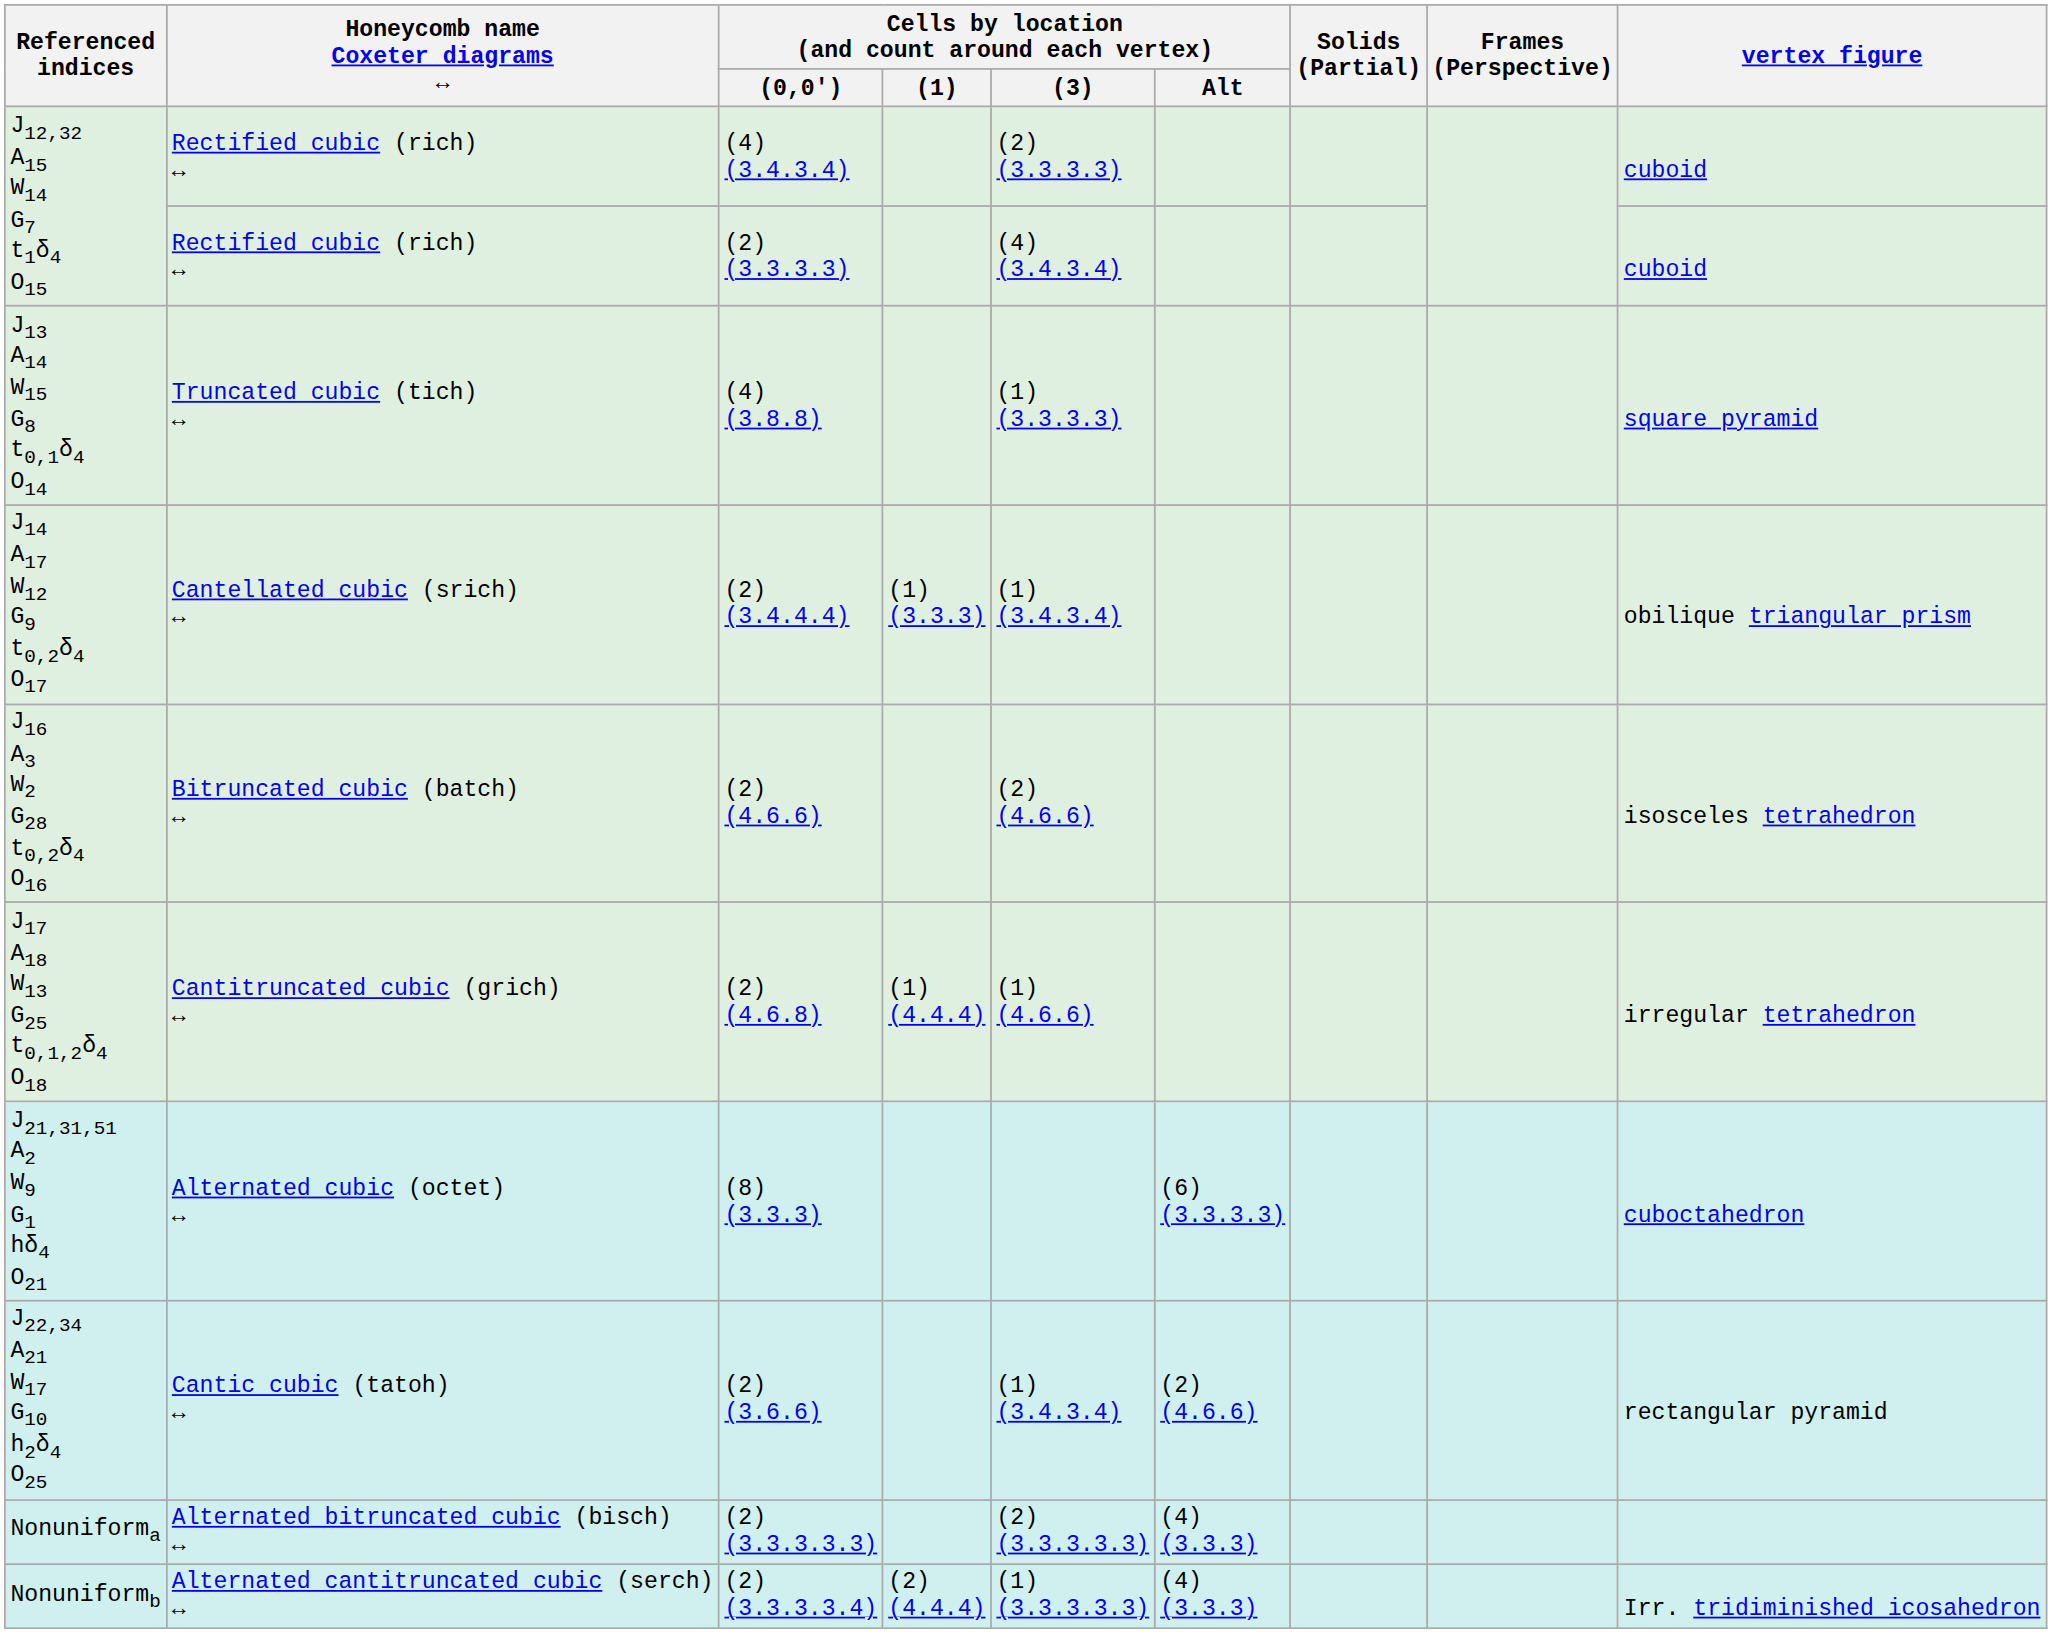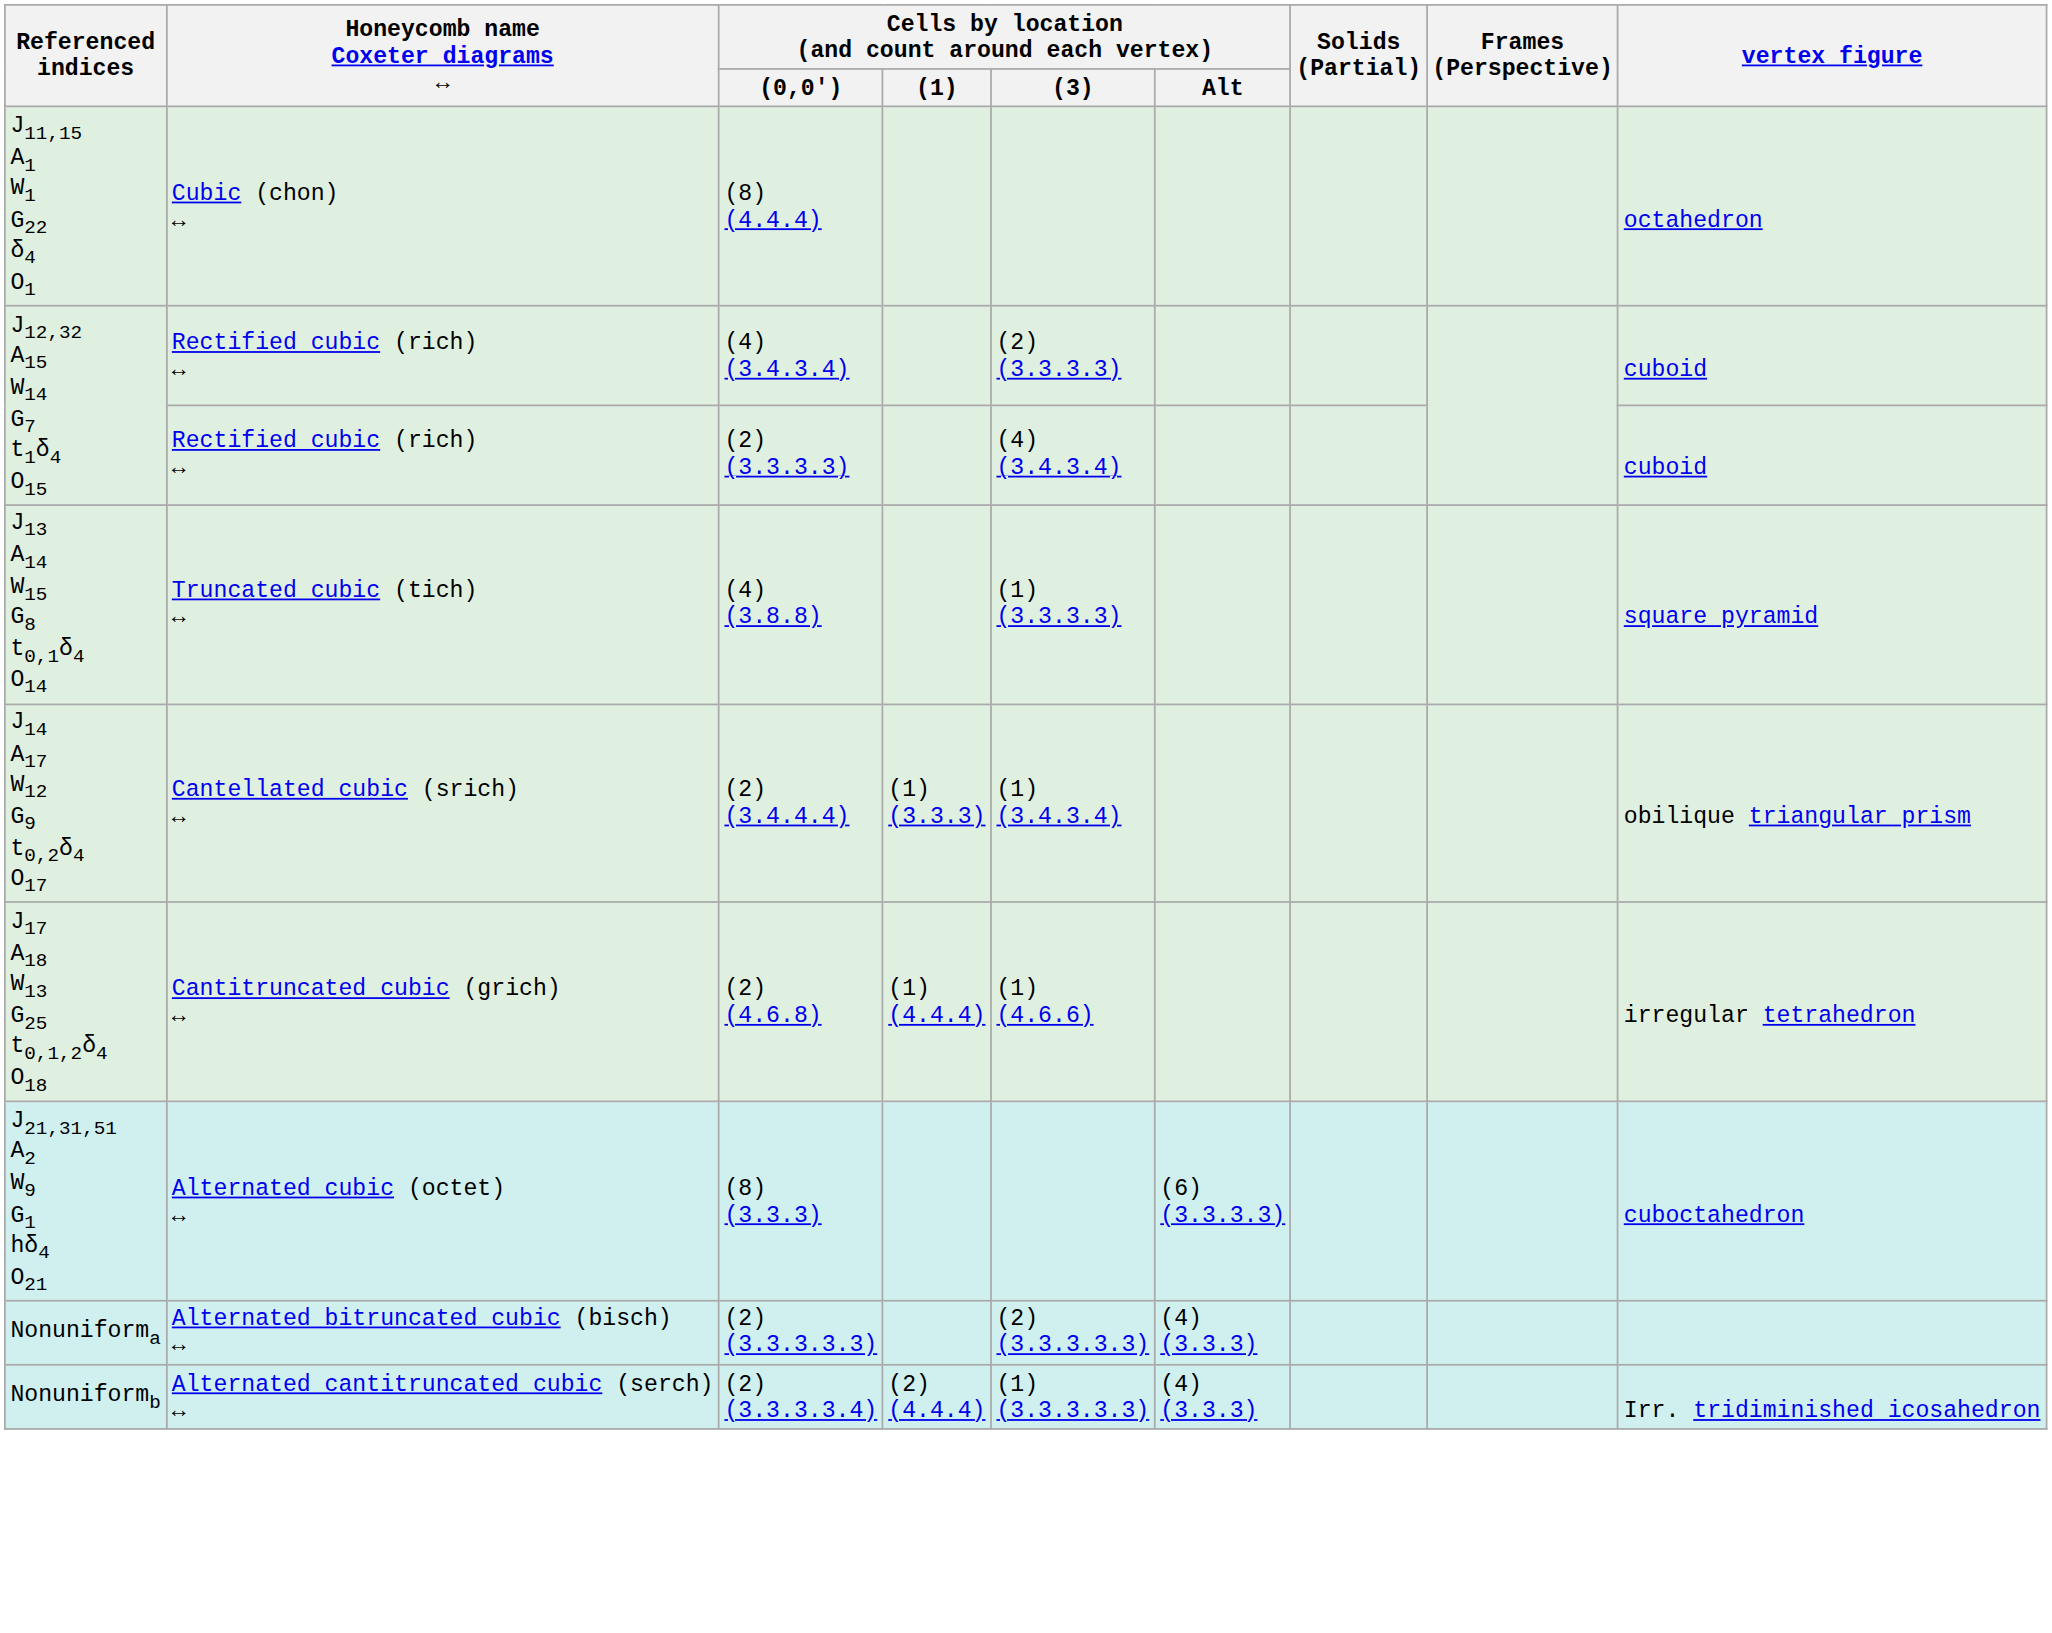+ row: (46, 206)
- row: (47, 803)
- row: (46, 1400)
